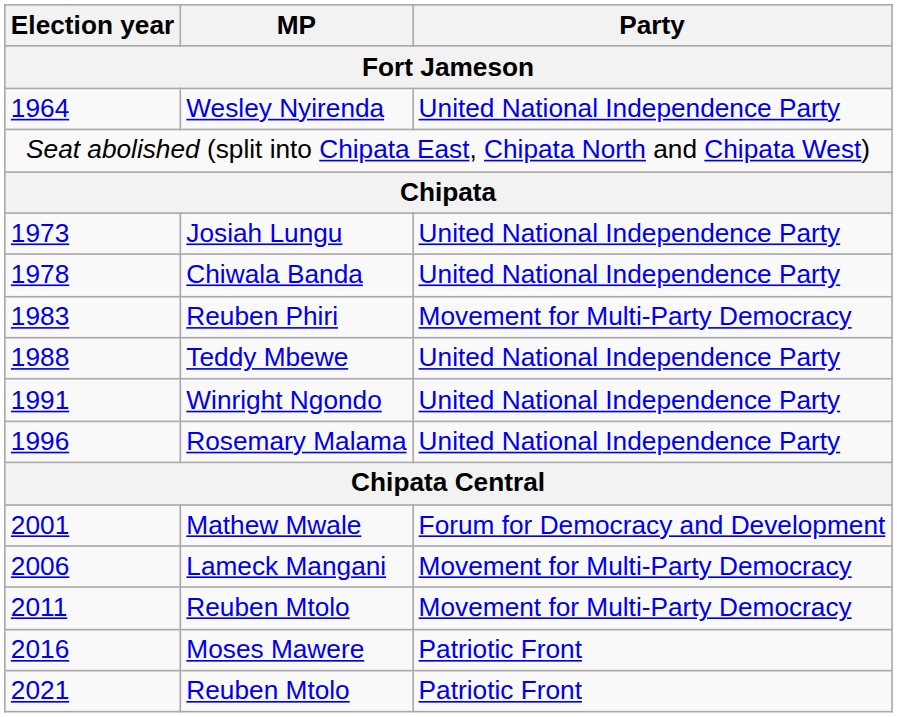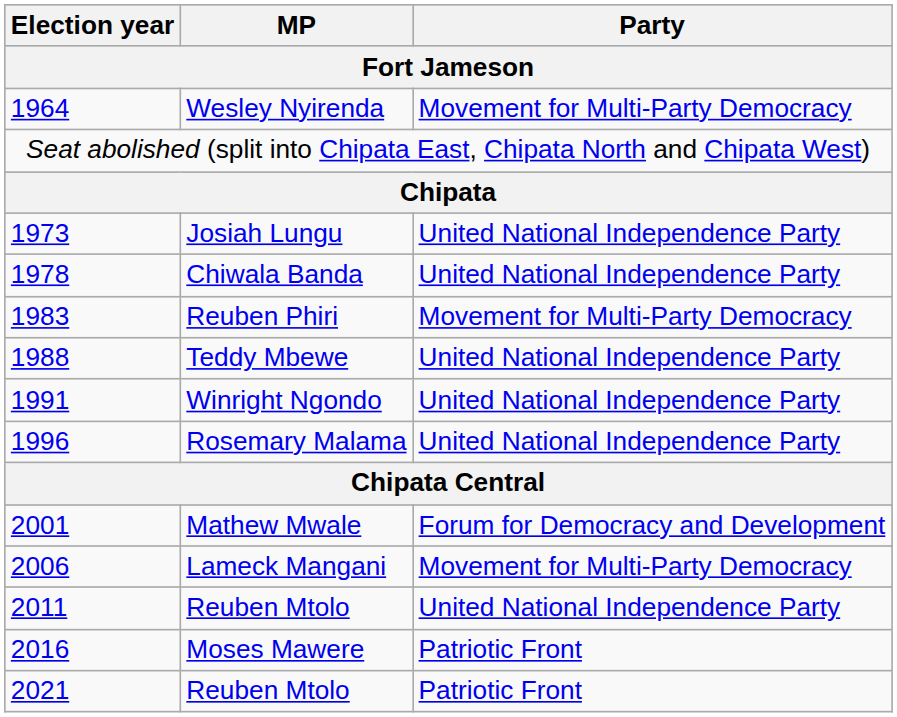(629, 108) United National Independence Party -> (635, 108) Movement for Multi-Party Democracy
(635, 607) Movement for Multi-Party Democracy -> (629, 607) United National Independence Party
